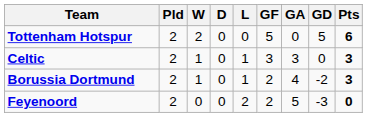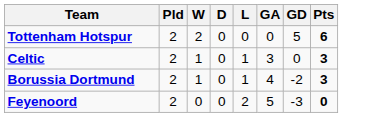- column: (269, 15)
